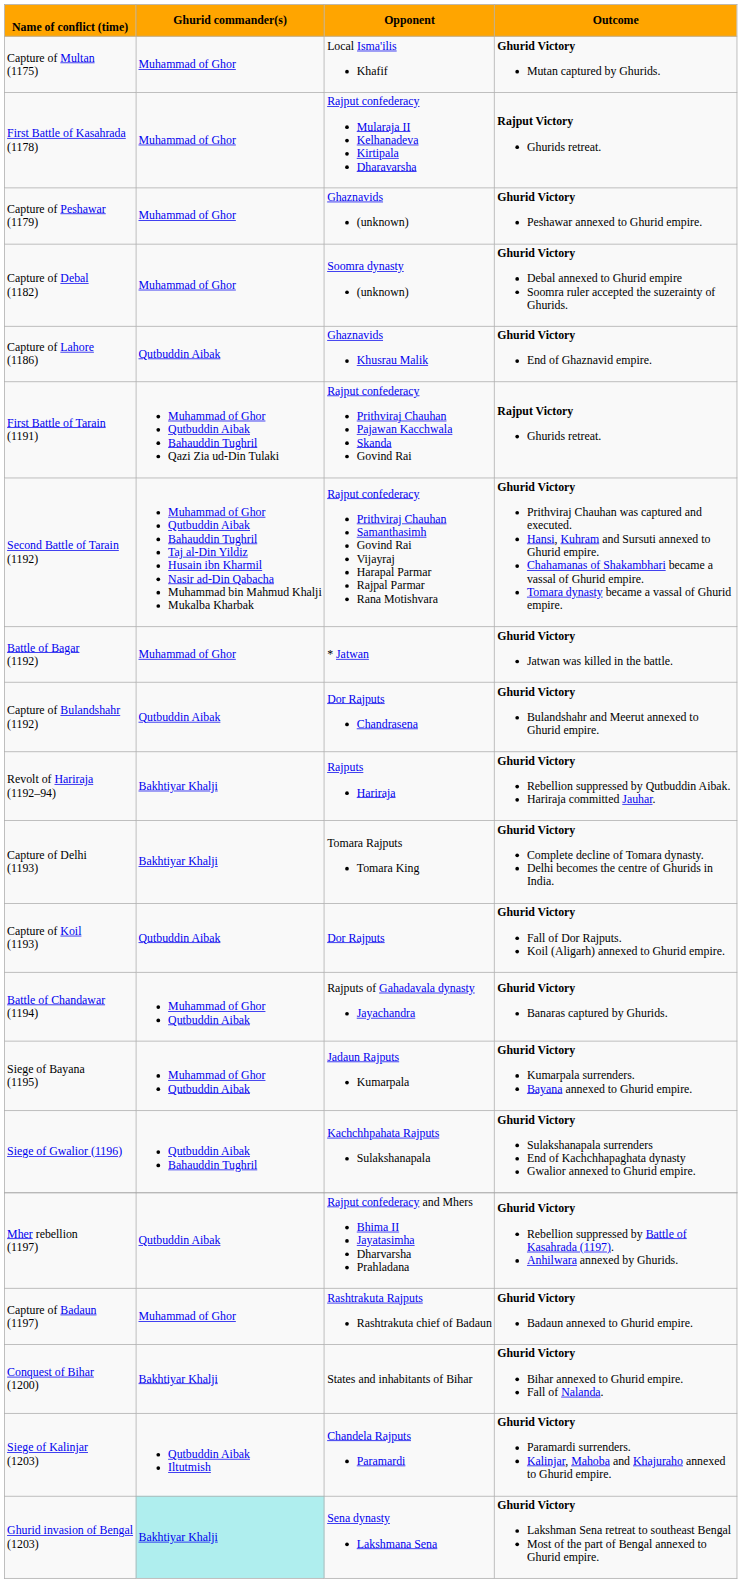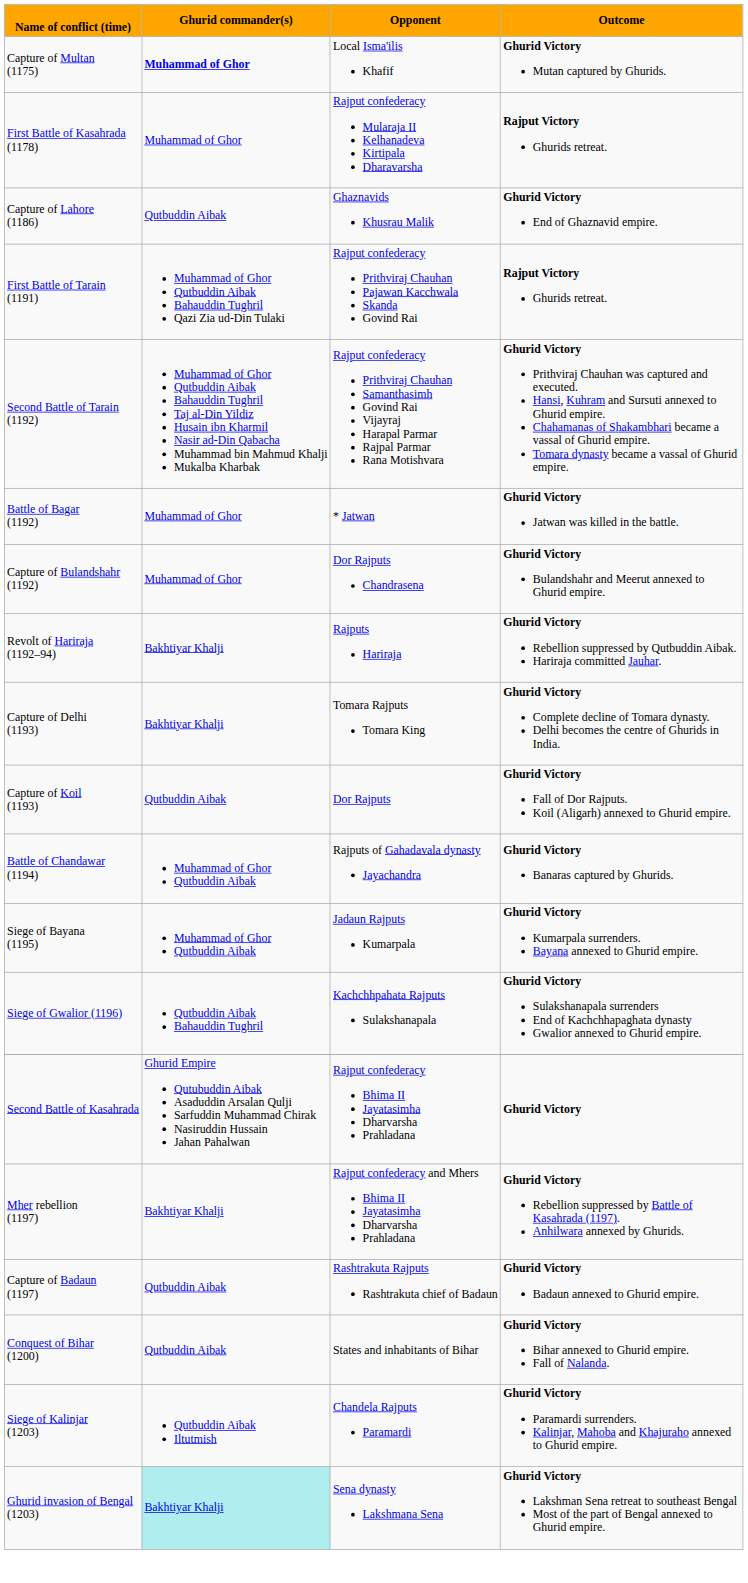(187, 64) normal -> (197, 64) bold
- row: (56, 216)
- row: (48, 285)
(179, 717) Qutbuddin Aibak -> (193, 578) Muhammad of Ghor
+ row: (73, 1109)
(179, 1240) Qutbuddin Aibak -> (184, 1211) Bakhtiyar Khalji
(187, 1316) Muhammad of Ghor -> (185, 1287) Qutbuddin Aibak
(178, 1379) Bakhtiyar Khalji -> (185, 1349) Qutbuddin Aibak
